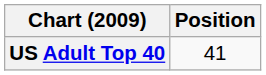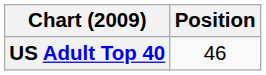(215, 53) 41 -> (215, 53) 46
